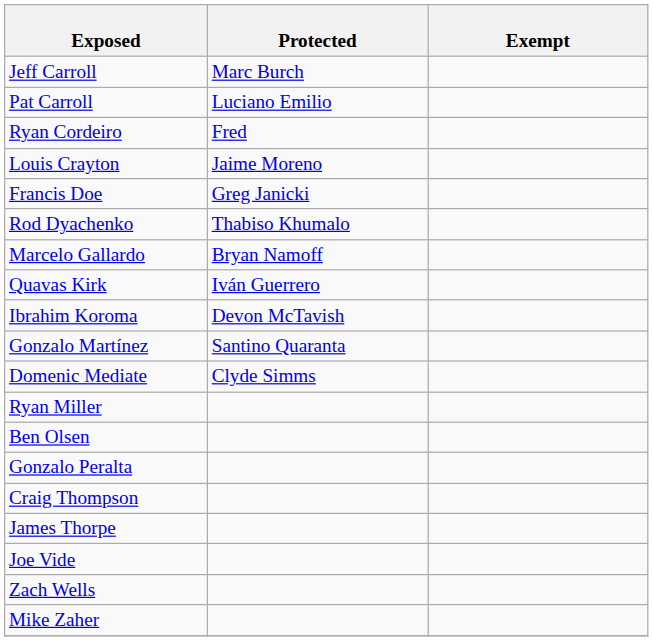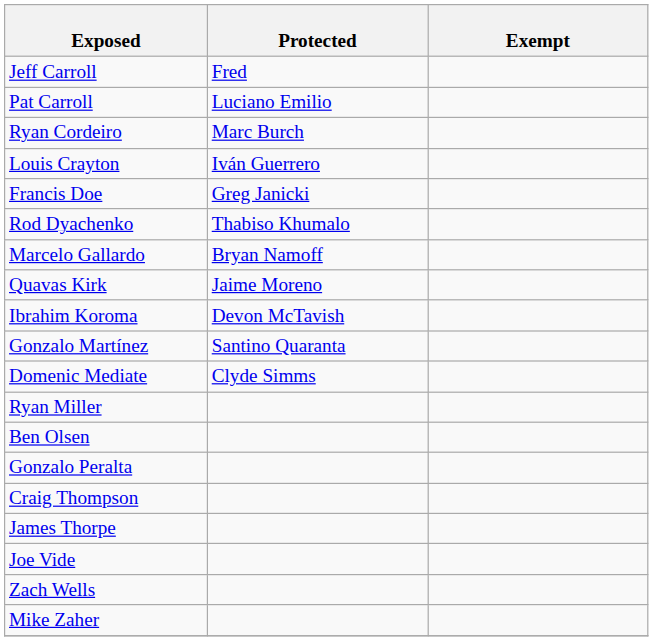(258, 71) Marc Burch -> (229, 71) Fred
(229, 132) Fred -> (258, 132) Marc Burch
(267, 163) Jaime Moreno -> (266, 163) Iván Guerrero
(266, 284) Iván Guerrero -> (267, 284) Jaime Moreno
